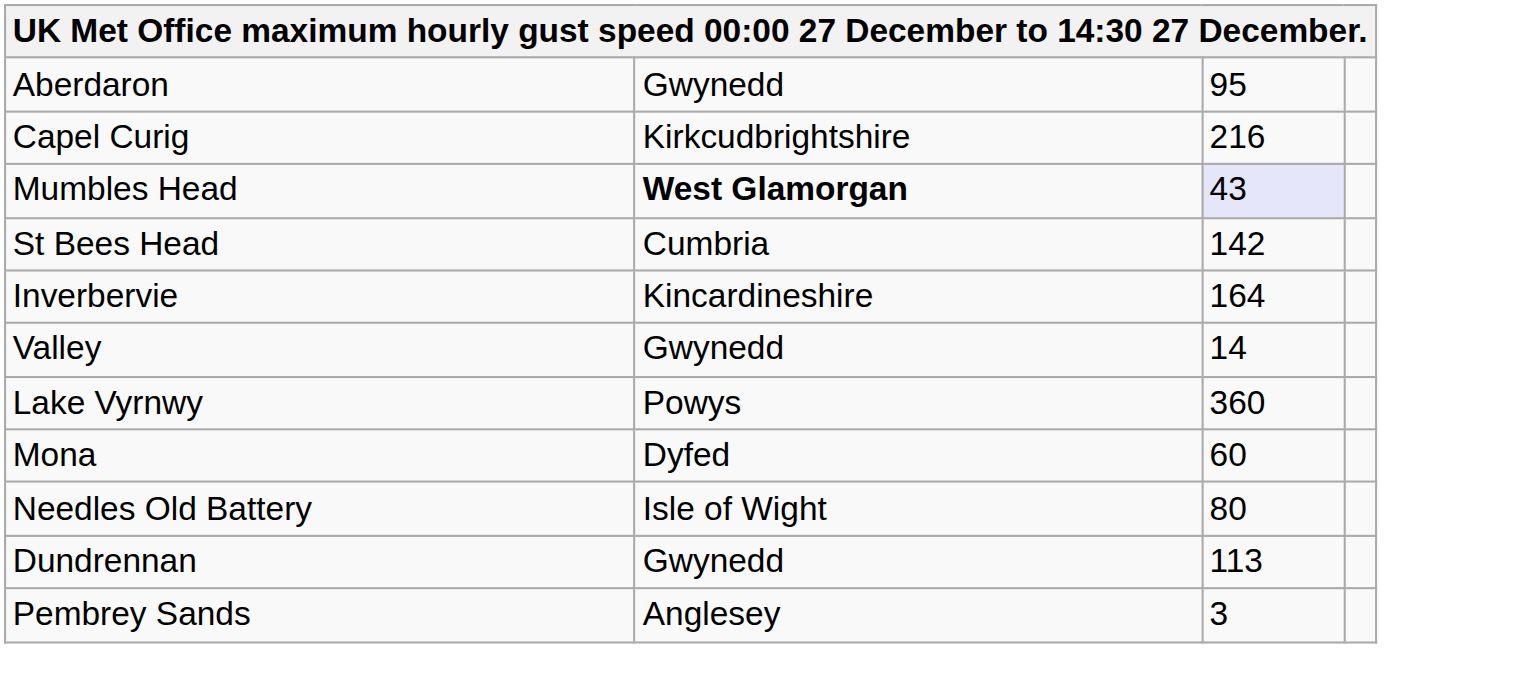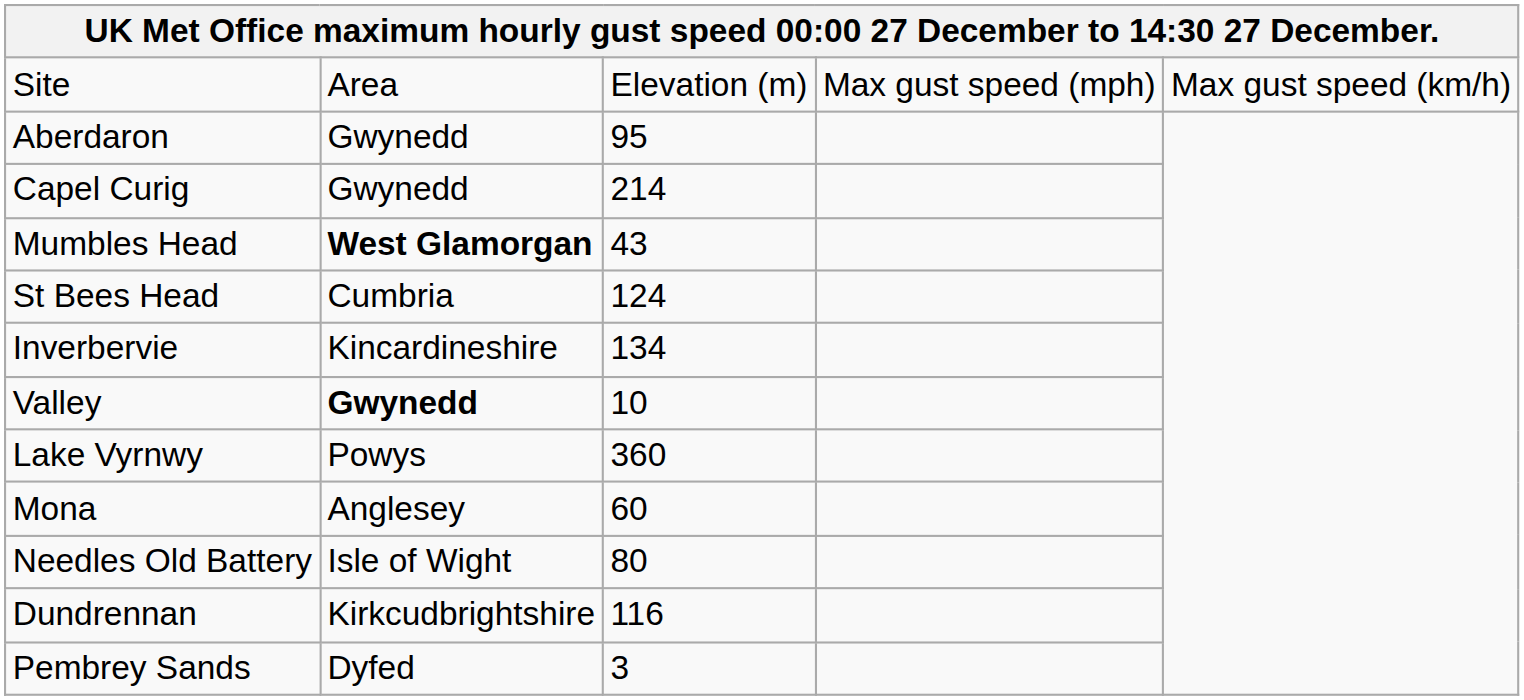+ row: (42, 84)
(777, 137) Kirkcudbrightshire -> (398, 190) Gwynedd
(1237, 137) 216 -> (638, 190) 214
(1228, 190) lavender background -> (629, 243) no background
(1237, 243) 142 -> (638, 296) 124
(1237, 296) 164 -> (638, 349) 134
(713, 349) normal -> (403, 402) bold
(1228, 349) 14 -> (629, 402) 10
(686, 455) Dyfed -> (396, 508) Anglesey
(713, 561) Gwynedd -> (461, 614) Kirkcudbrightshire
(1236, 561) 113 -> (637, 614) 116
(712, 614) Anglesey -> (371, 667) Dyfed
